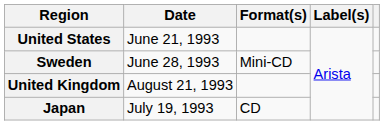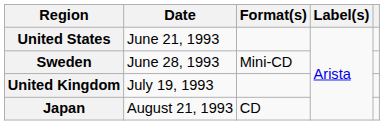(180, 85) August 21, 1993 -> (170, 85) July 19, 1993
(170, 108) July 19, 1993 -> (180, 108) August 21, 1993
